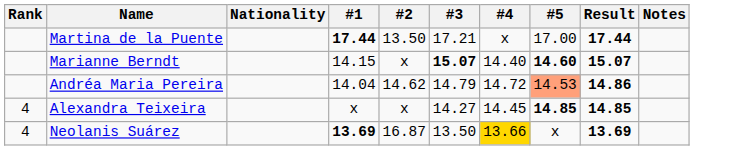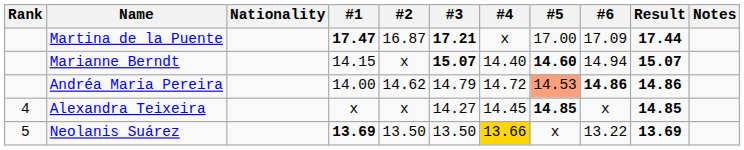+ column: (605, 17)
(354, 40) 17.44 -> (354, 40) 17.47
(404, 40) 13.50 -> (404, 40) 16.87
(455, 40) normal -> (455, 40) bold
(354, 87) 14.04 -> (354, 87) 14.00
(25, 133) 4 -> (25, 133) 5
(404, 133) 16.87 -> (404, 133) 13.50
